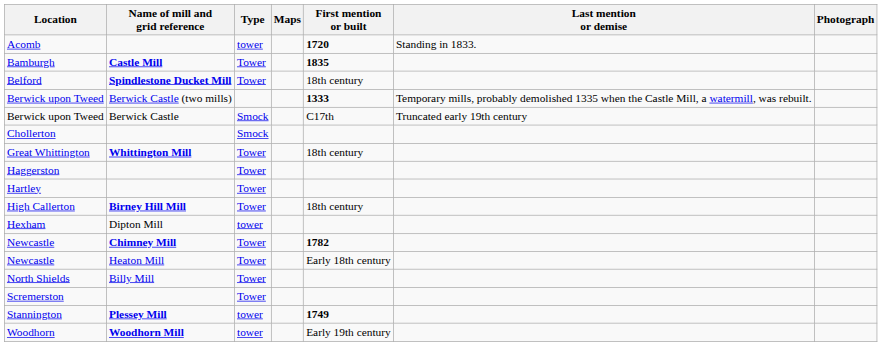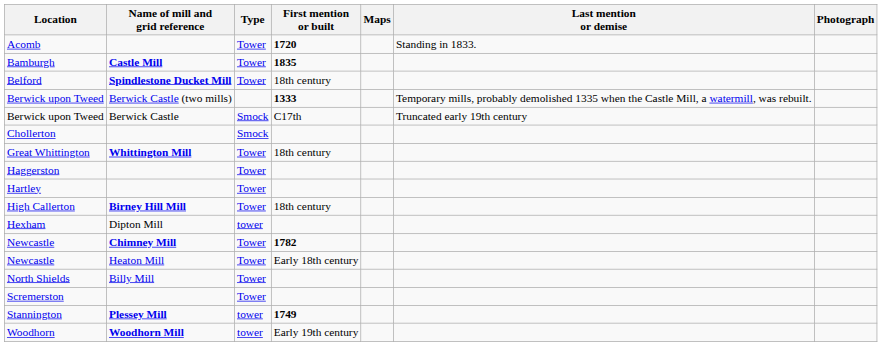columns swapped: (287, 19) <-> (348, 19)
(250, 44) tower -> (251, 44) Tower
